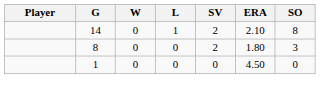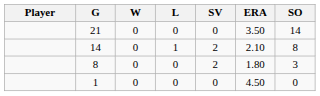+ row: (95, 30)
